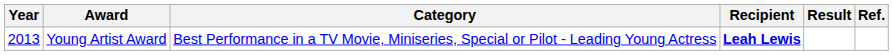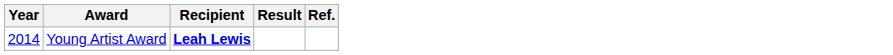- column: (445, 15)
(24, 38) 2013 -> (24, 38) 2014
